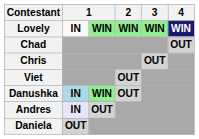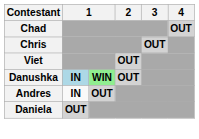- row: (33, 28)
(76, 110) lavender background -> (76, 93) no background
